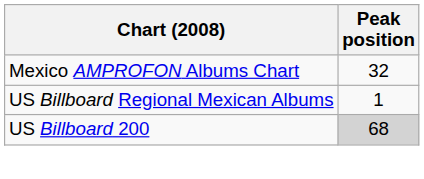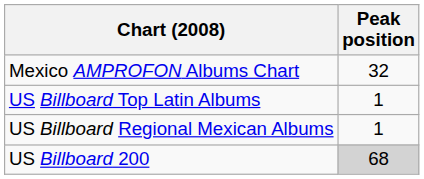+ row: (135, 99)
